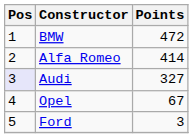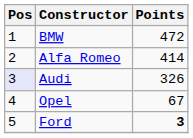(172, 80) 327 -> (172, 80) 326
(180, 122) normal -> (180, 122) bold
